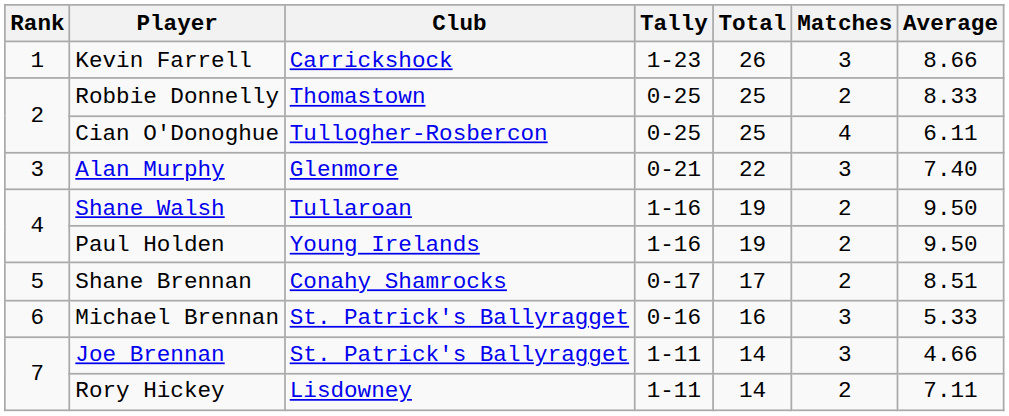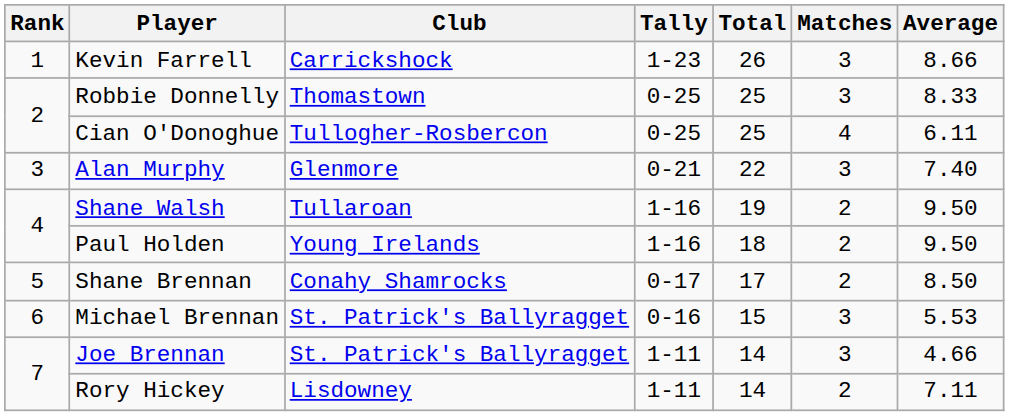(845, 97) 2 -> (845, 97) 3
(752, 245) 19 -> (752, 245) 18
(950, 281) 8.51 -> (950, 281) 8.50
(752, 318) 16 -> (752, 318) 15
(950, 318) 5.33 -> (950, 318) 5.53
